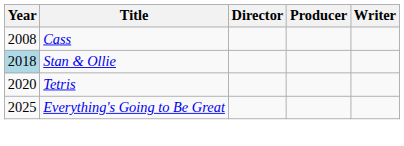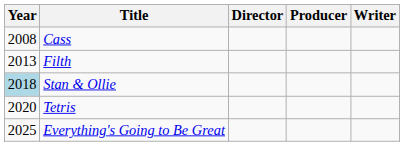+ row: (57, 61)
